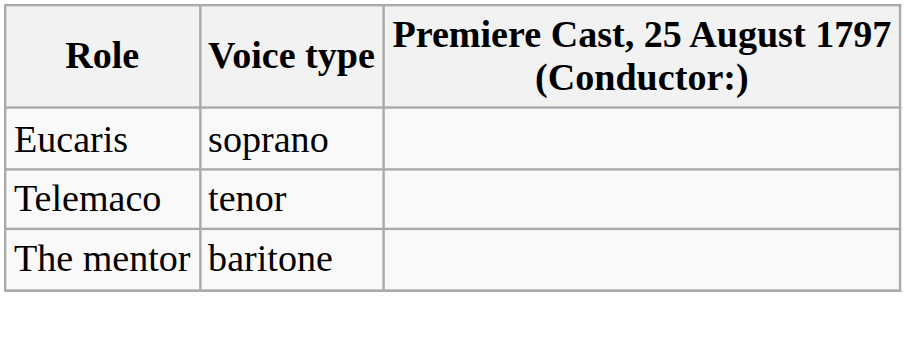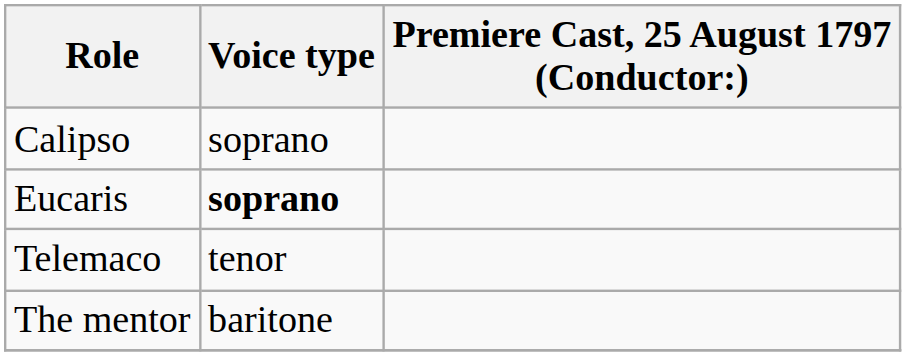+ row: (72, 137)
(268, 137) normal -> (274, 198) bold
